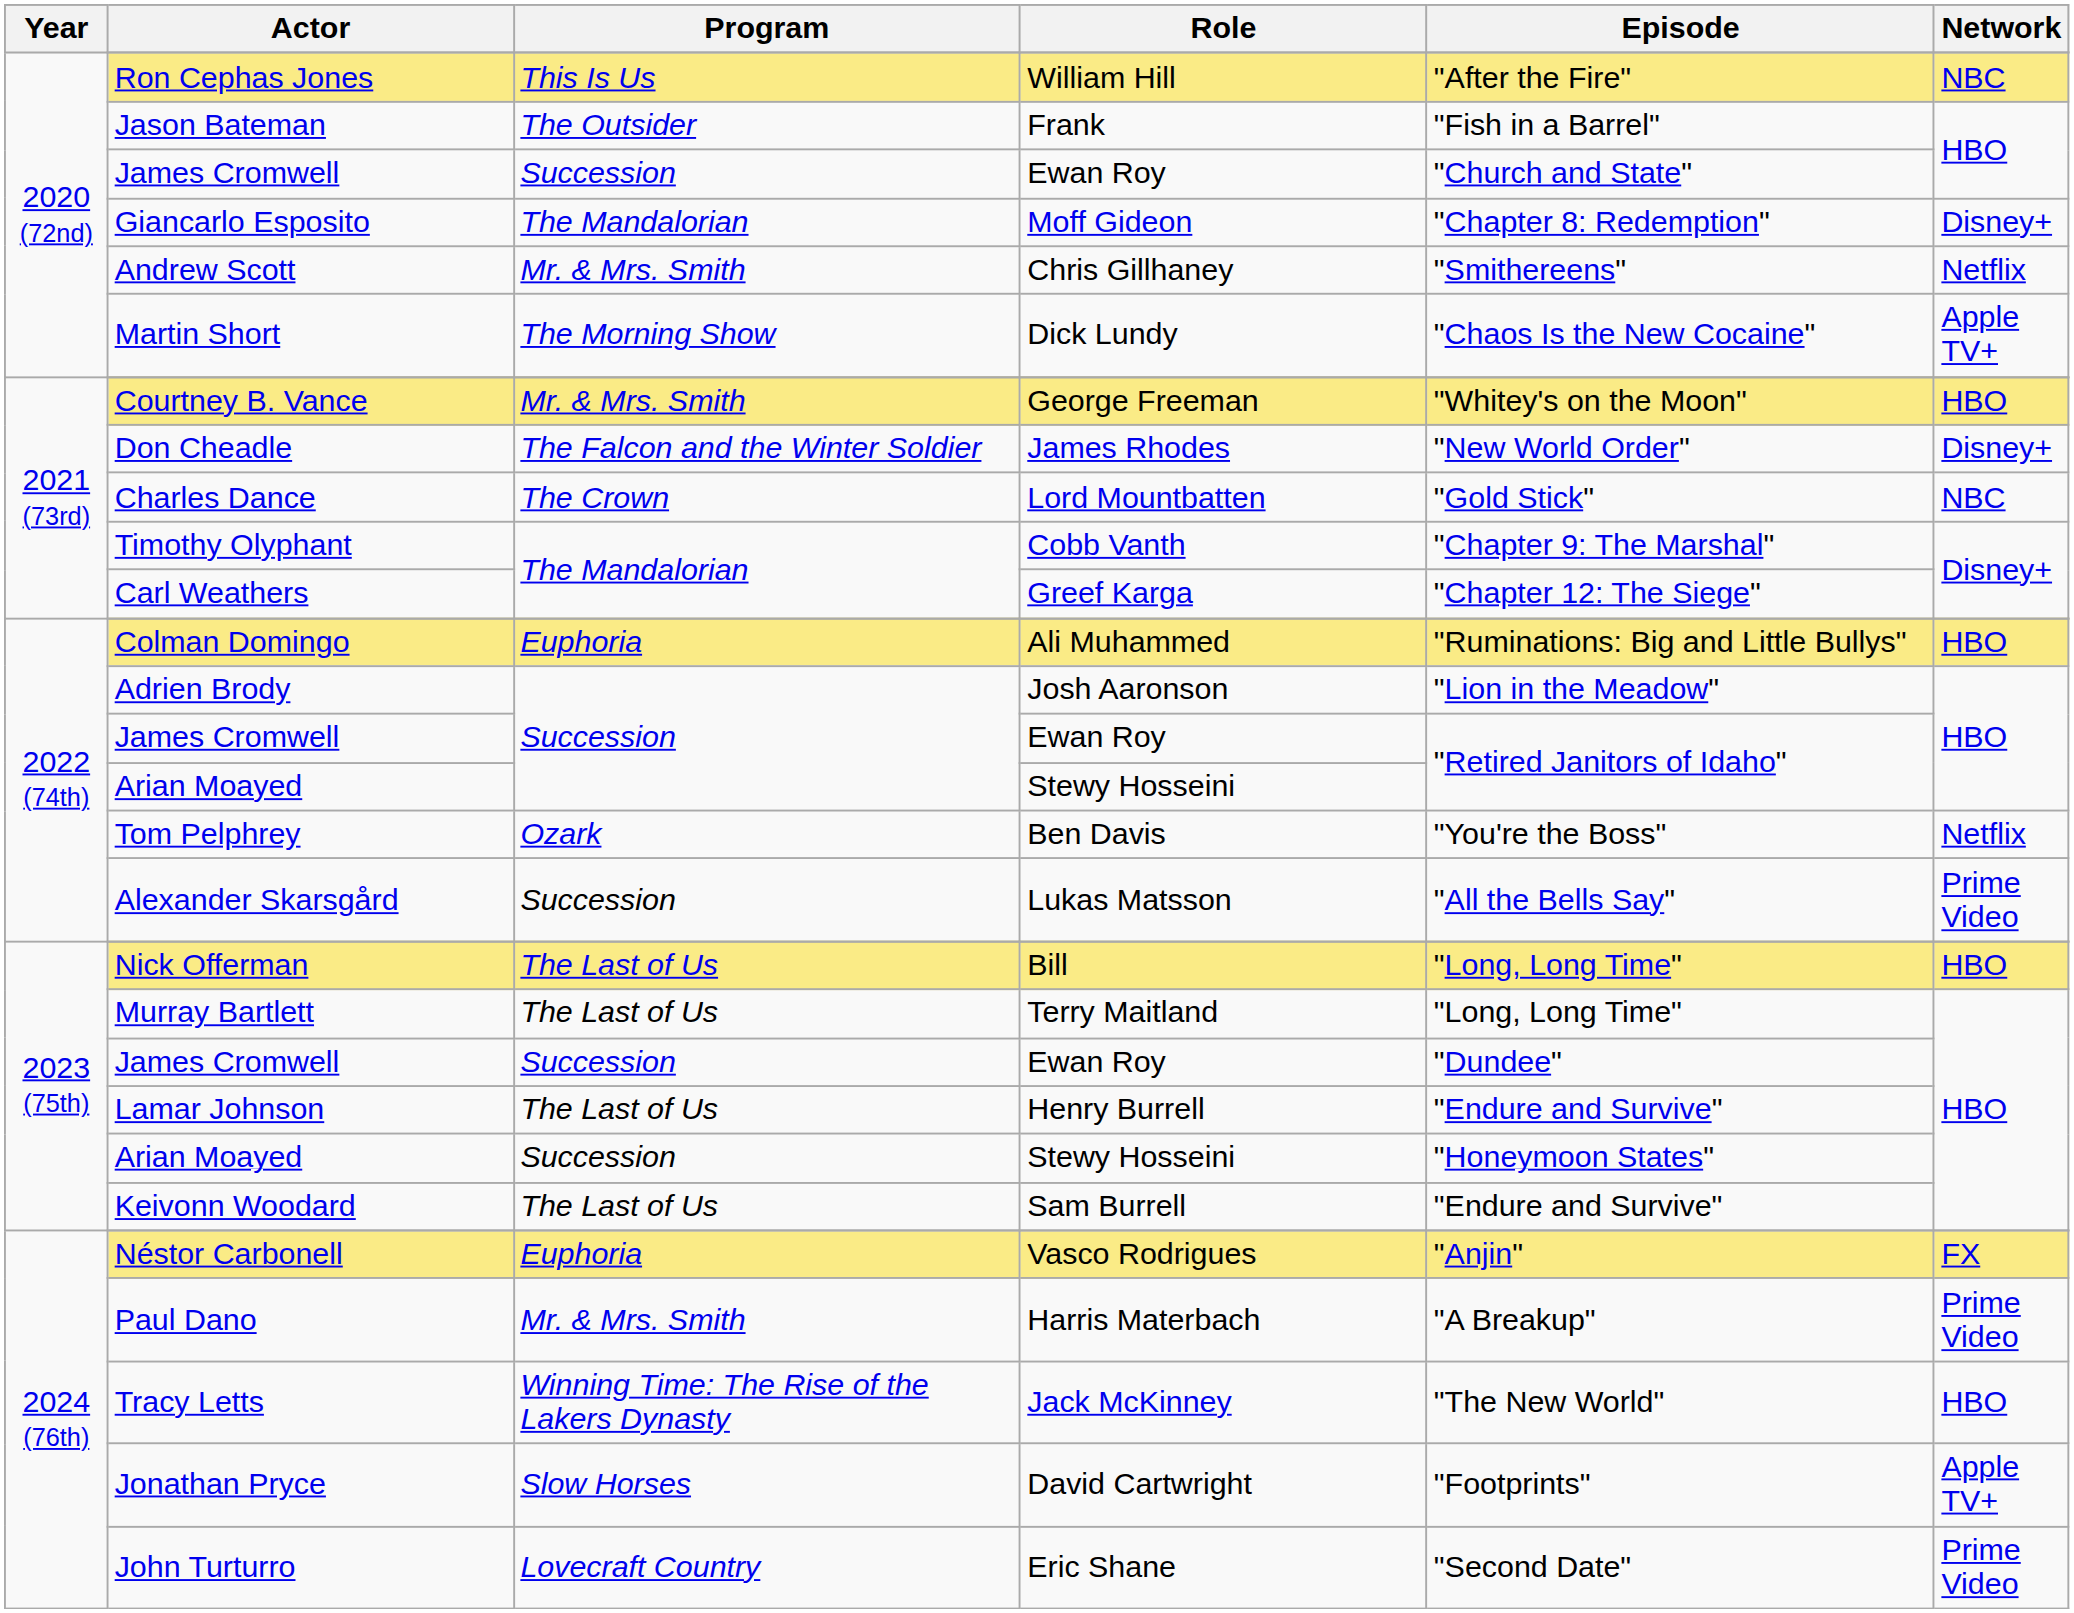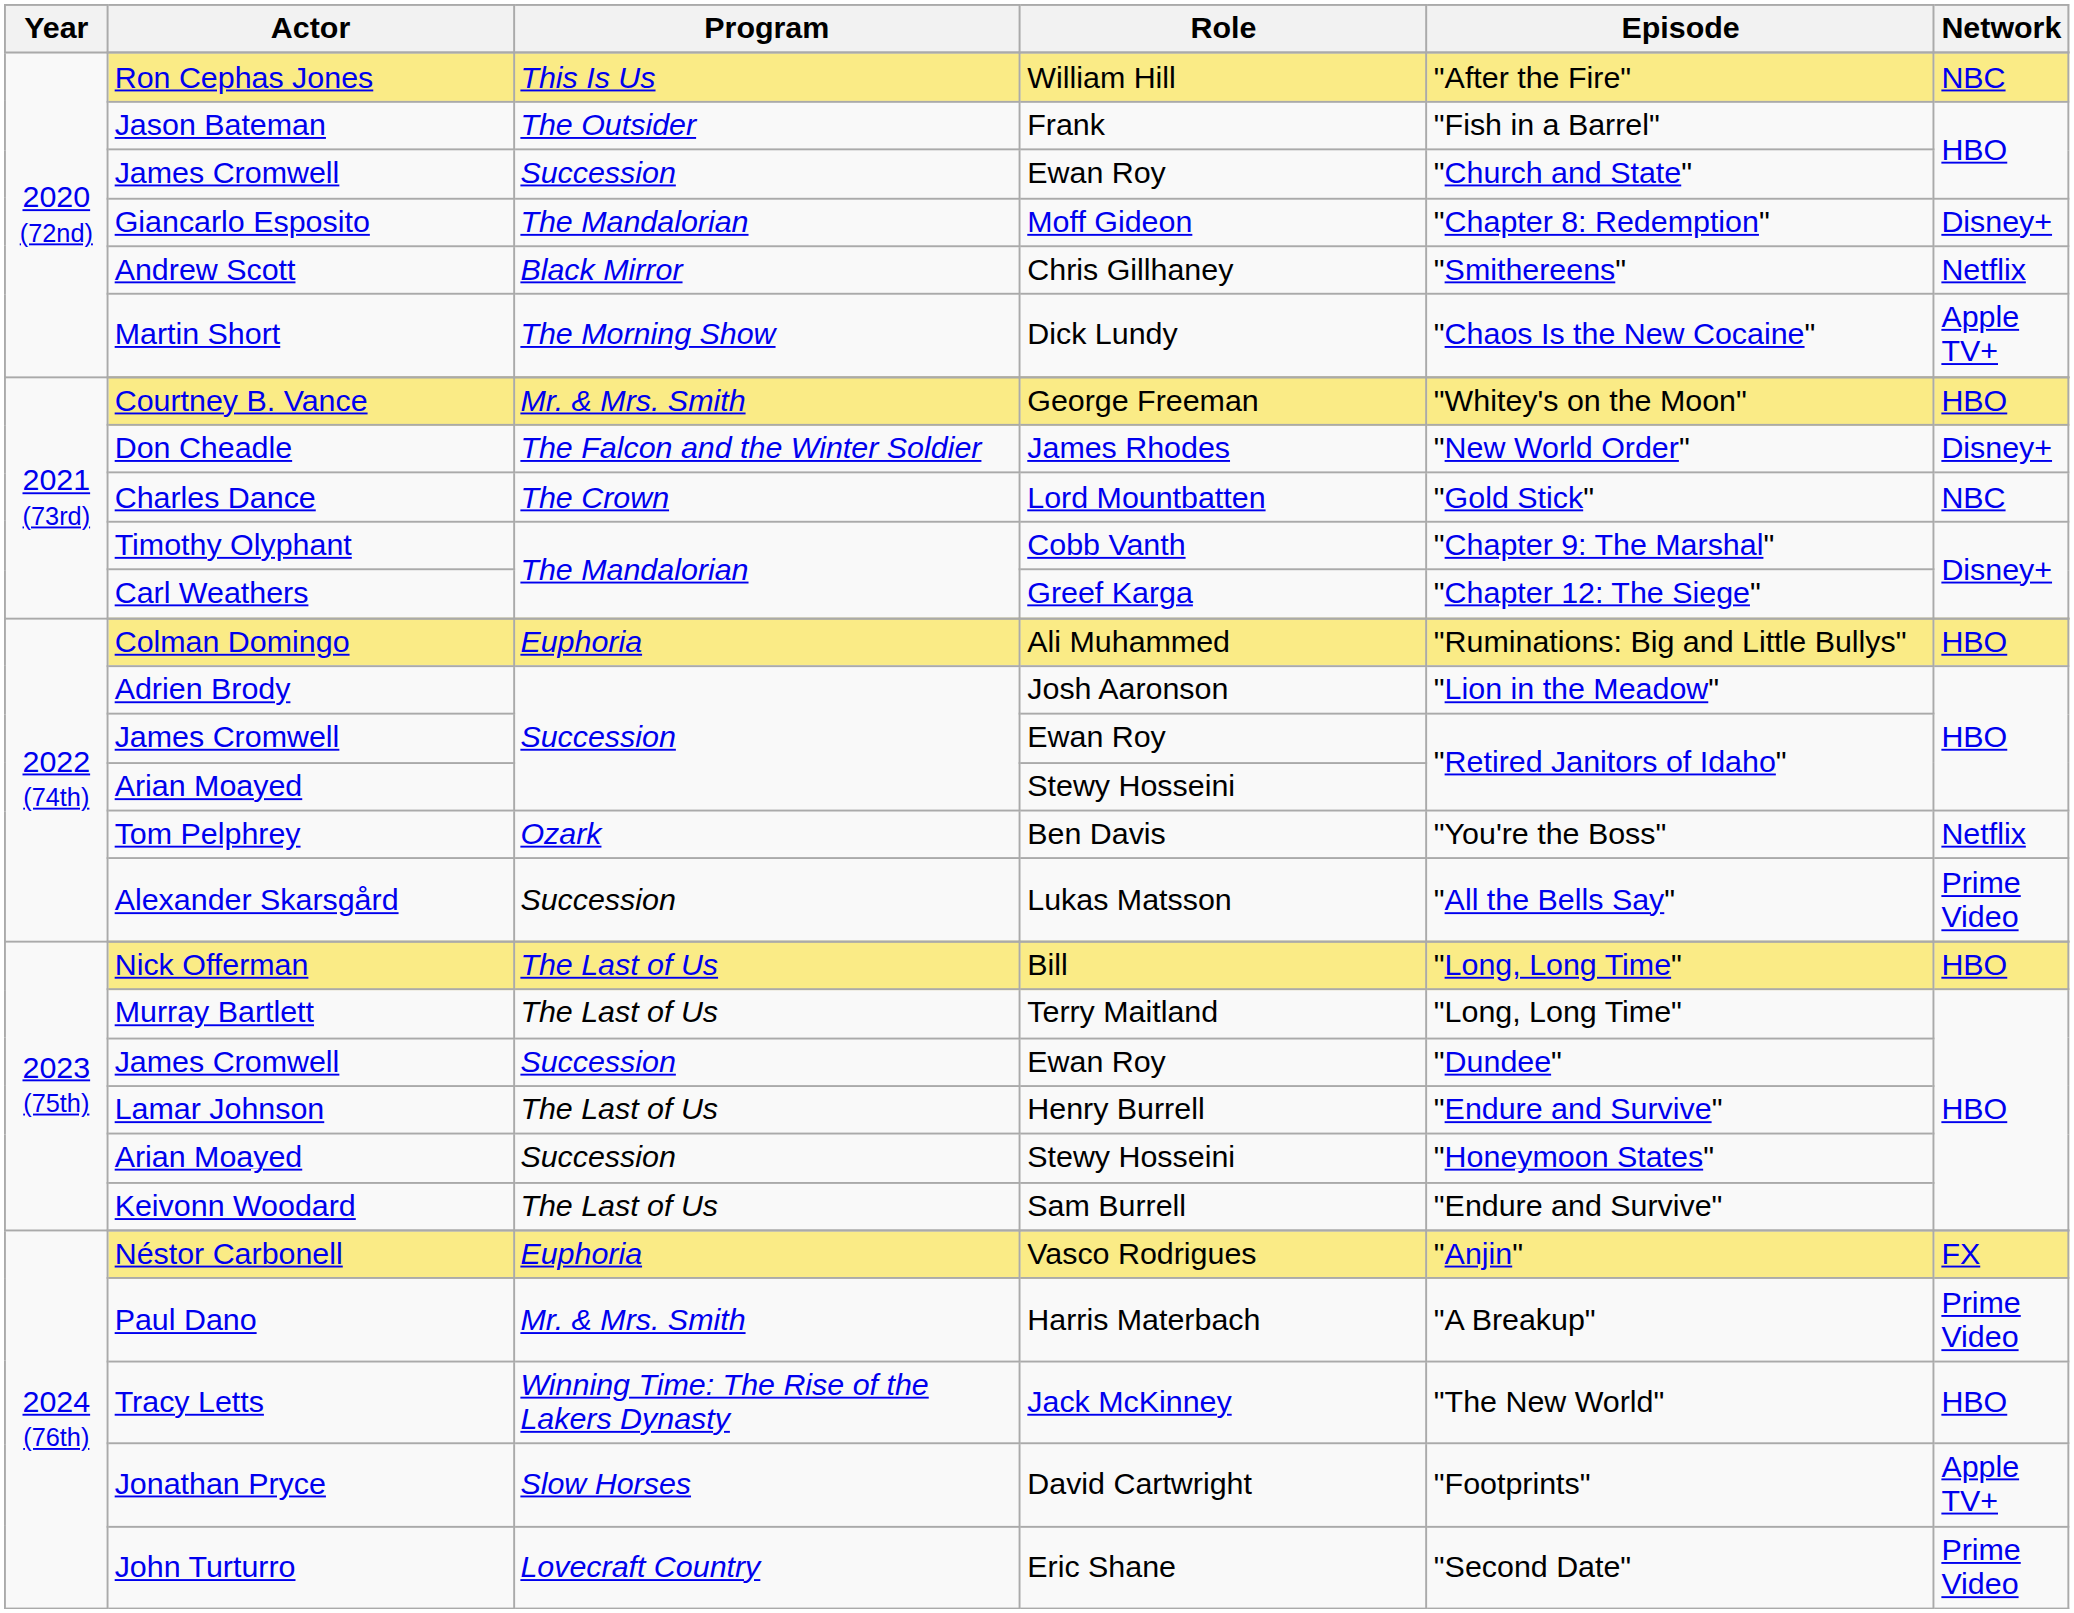(633, 269) Mr. & Mrs. Smith -> (601, 269) Black Mirror
